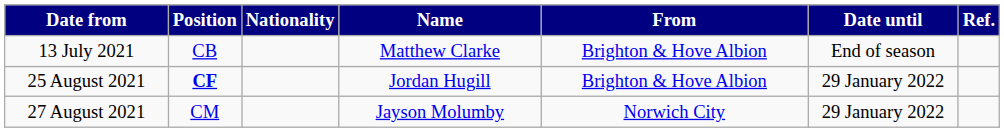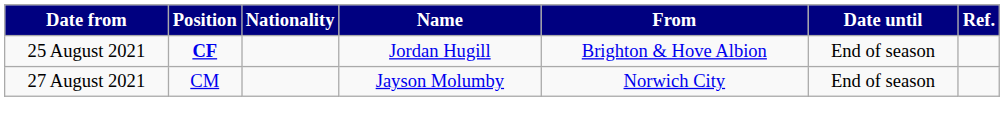- row: (86, 50)
(883, 81) 29 January 2022 -> (883, 50) End of season
(883, 112) 29 January 2022 -> (883, 81) End of season
